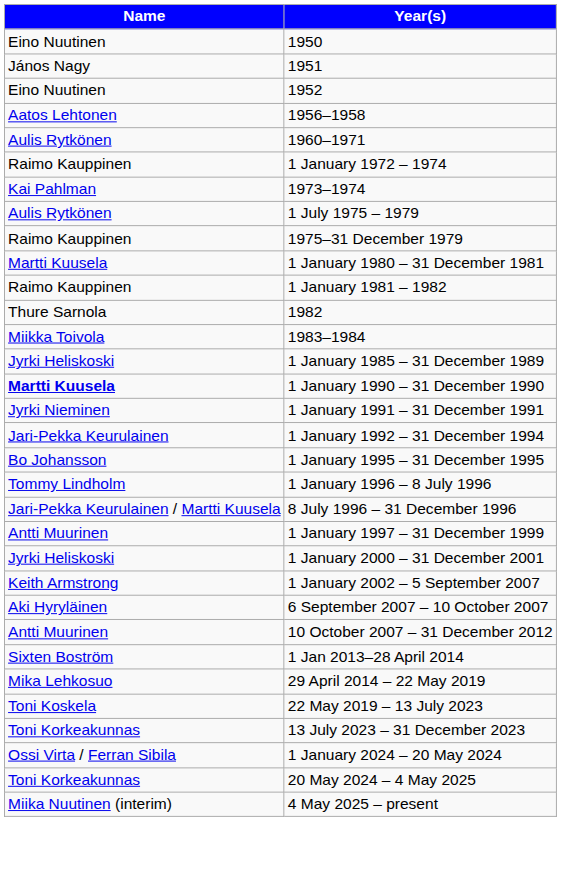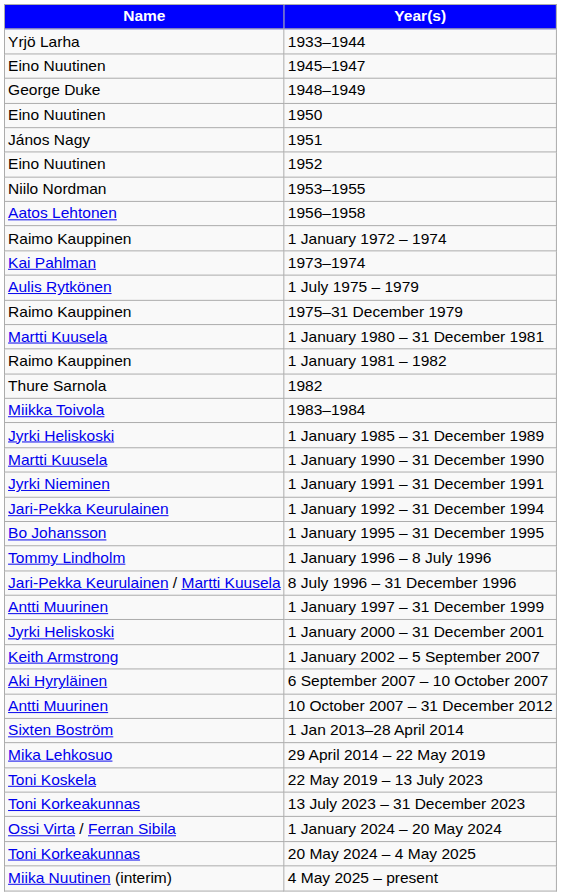+ row: (327, 41)
+ row: (327, 66)
+ row: (327, 90)
+ row: (327, 189)
- row: (327, 139)
(62, 386) bold -> (58, 459) normal
